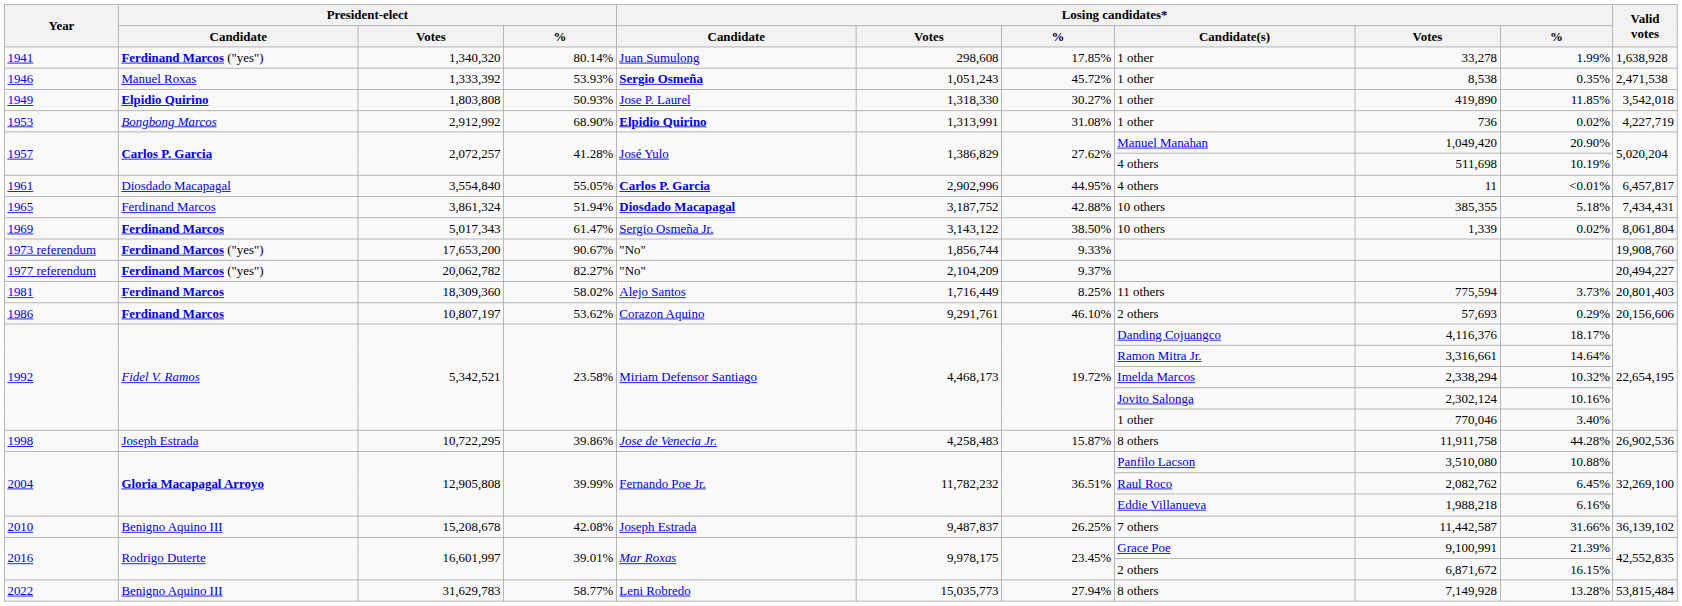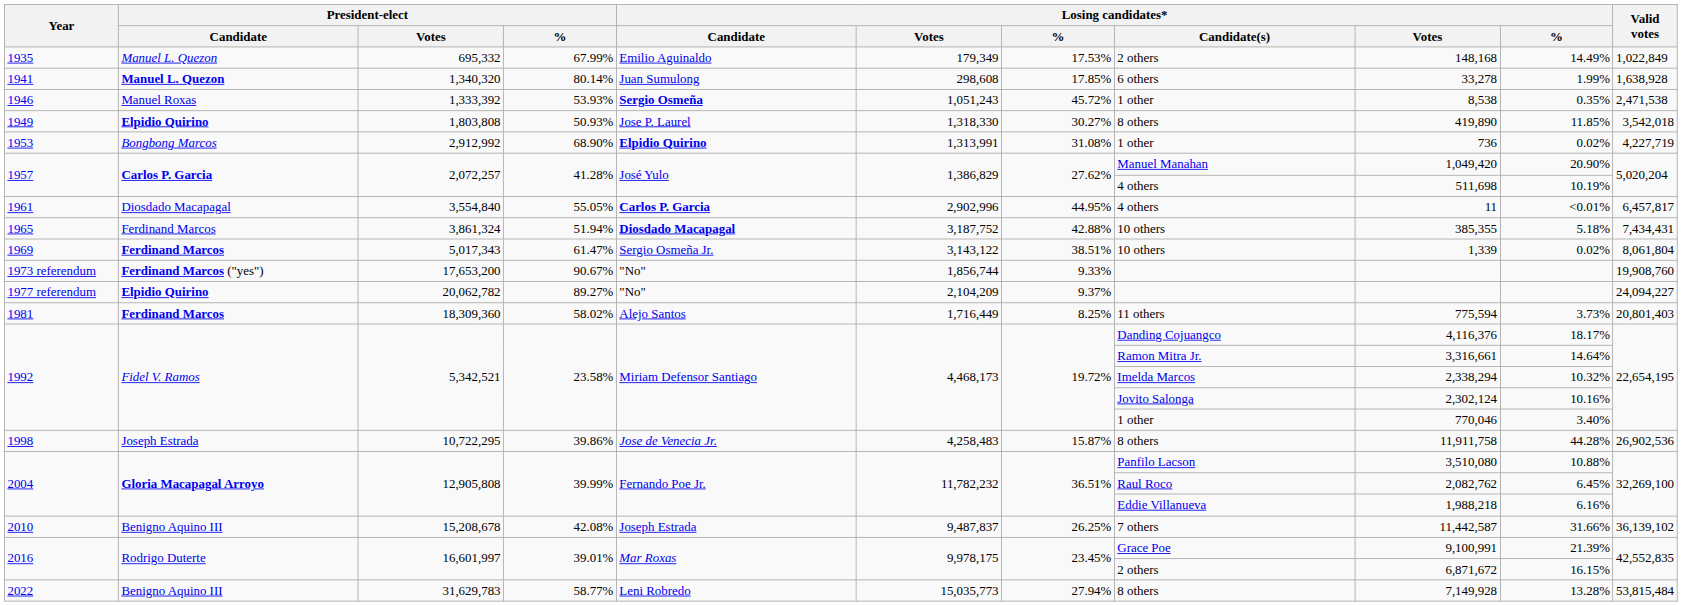+ row: (20, 57)
(193, 57) Ferdinand Marcos ("yes") -> (173, 79) Manuel L. Quezon
(1135, 57) 1 other -> (1138, 79) 6 others
(1135, 100) 1 other -> (1138, 121) 8 others
(1091, 228) 38.50% -> (1091, 249) 38.51%
(193, 270) Ferdinand Marcos ("yes") -> (165, 292) Elpidio Quirino
(593, 270) 82.27% -> (593, 292) 89.27%
(1645, 270) 20,494,227 -> (1645, 292) 24,094,227
- row: (20, 313)
